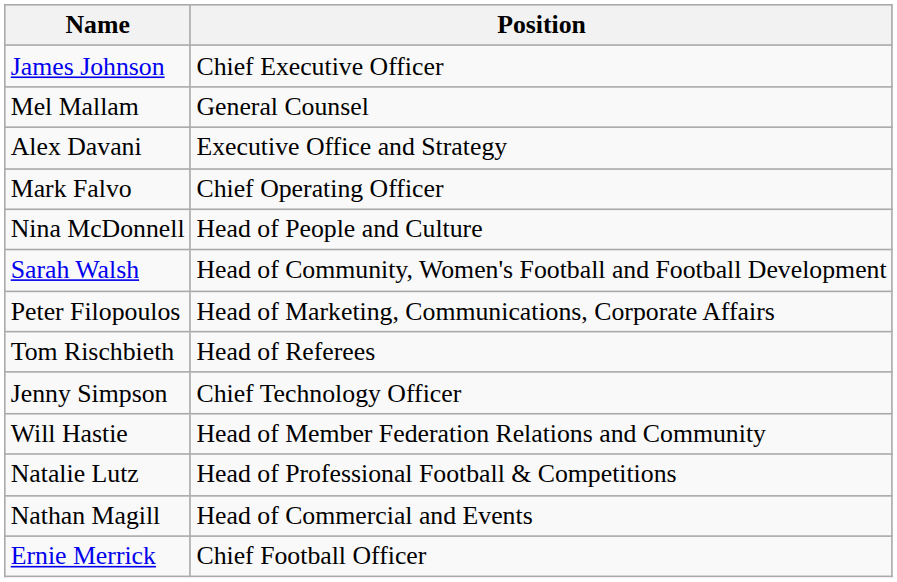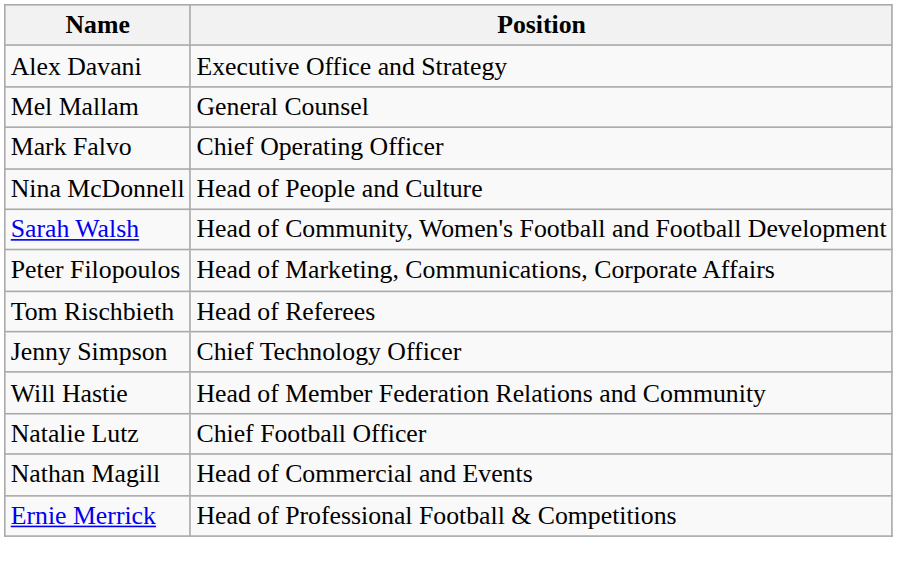- row: (88, 65)
rows swapped: (76, 147) <-> (75, 106)
(437, 474) Head of Professional Football & Competitions -> (311, 433) Chief Football Officer
(311, 556) Chief Football Officer -> (437, 515) Head of Professional Football & Competitions
